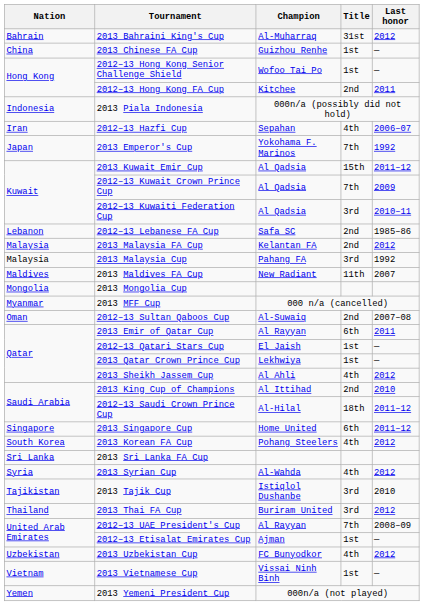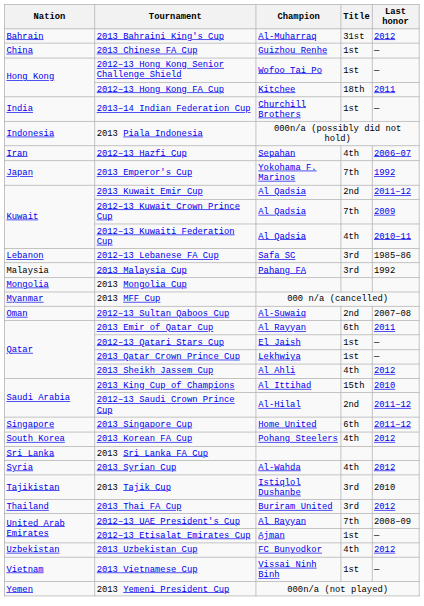(351, 90) 2nd -> (354, 90) 18th
+ row: (174, 109)
(354, 168) 15th -> (351, 192) 2nd
(351, 212) 3rd -> (351, 236) 4th
(351, 231) 2nd -> (351, 256) 3rd
- row: (150, 246)
- row: (150, 274)
(351, 390) 2nd -> (354, 386) 15th
(354, 409) 18th -> (351, 405) 2nd
